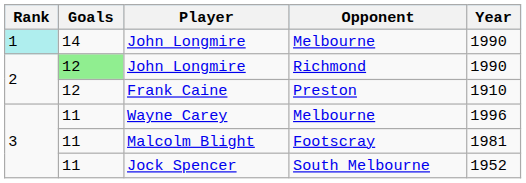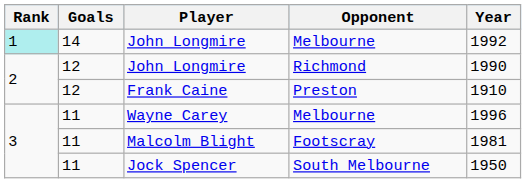(489, 42) 1990 -> (489, 42) 1992
(71, 67) lightgreen background -> (71, 67) no background
(489, 166) 1952 -> (489, 166) 1950
